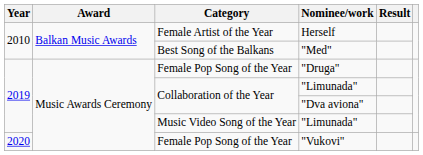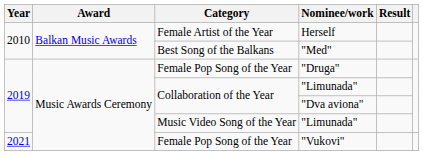(19, 141) 2020 -> (19, 141) 2021
